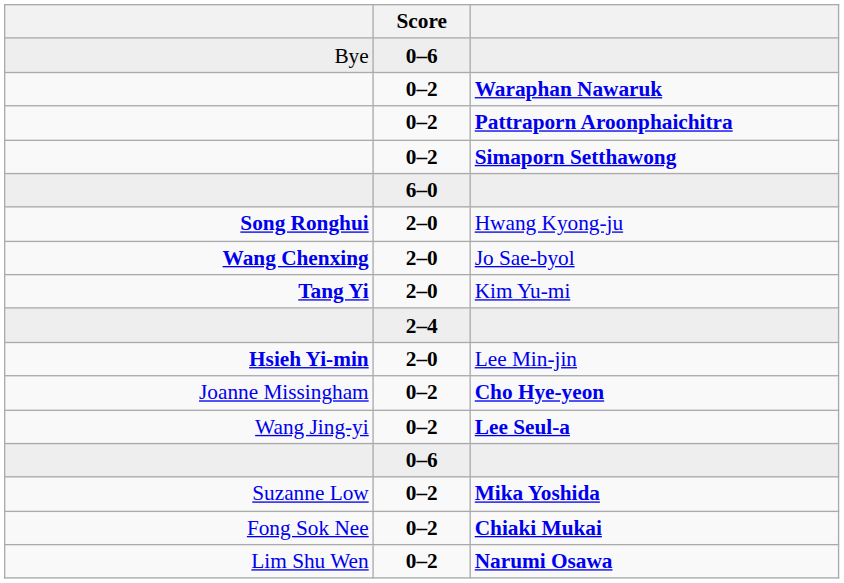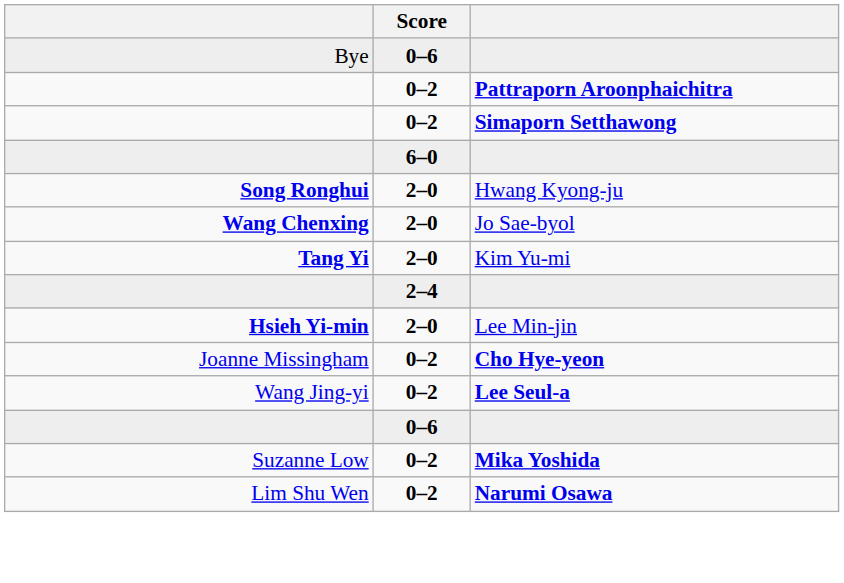- row: (422, 88)
- row: (422, 527)
